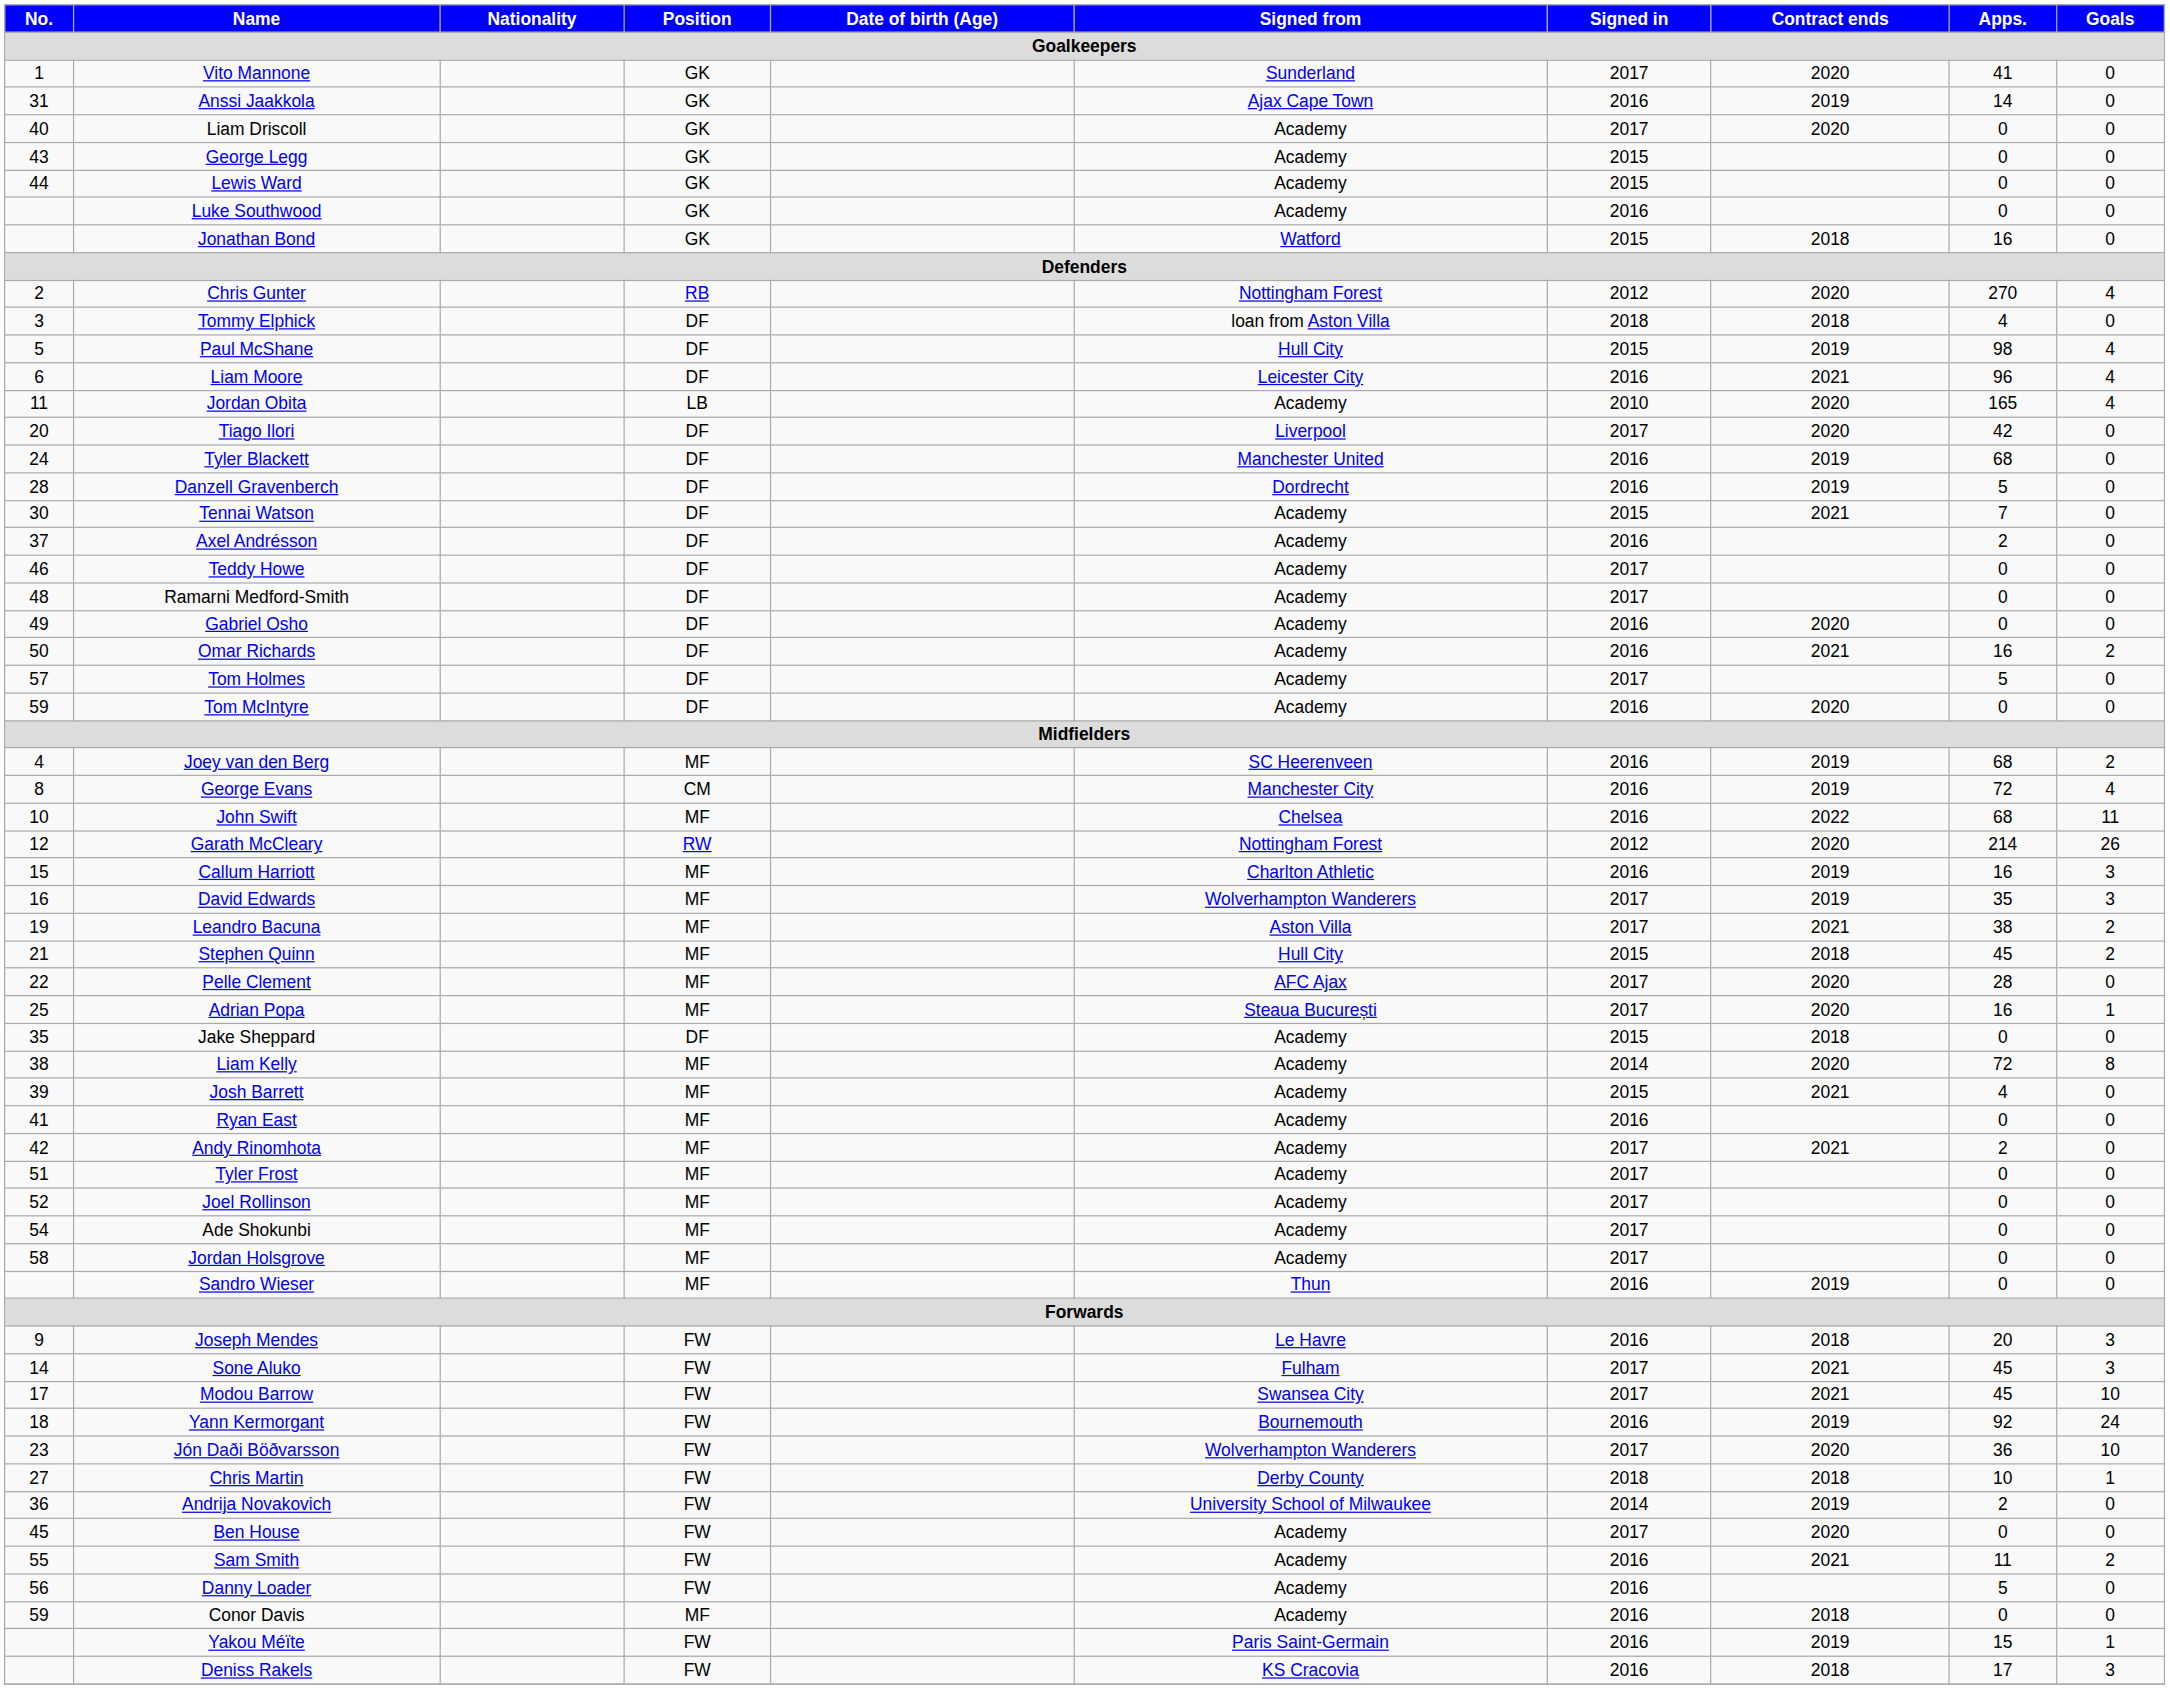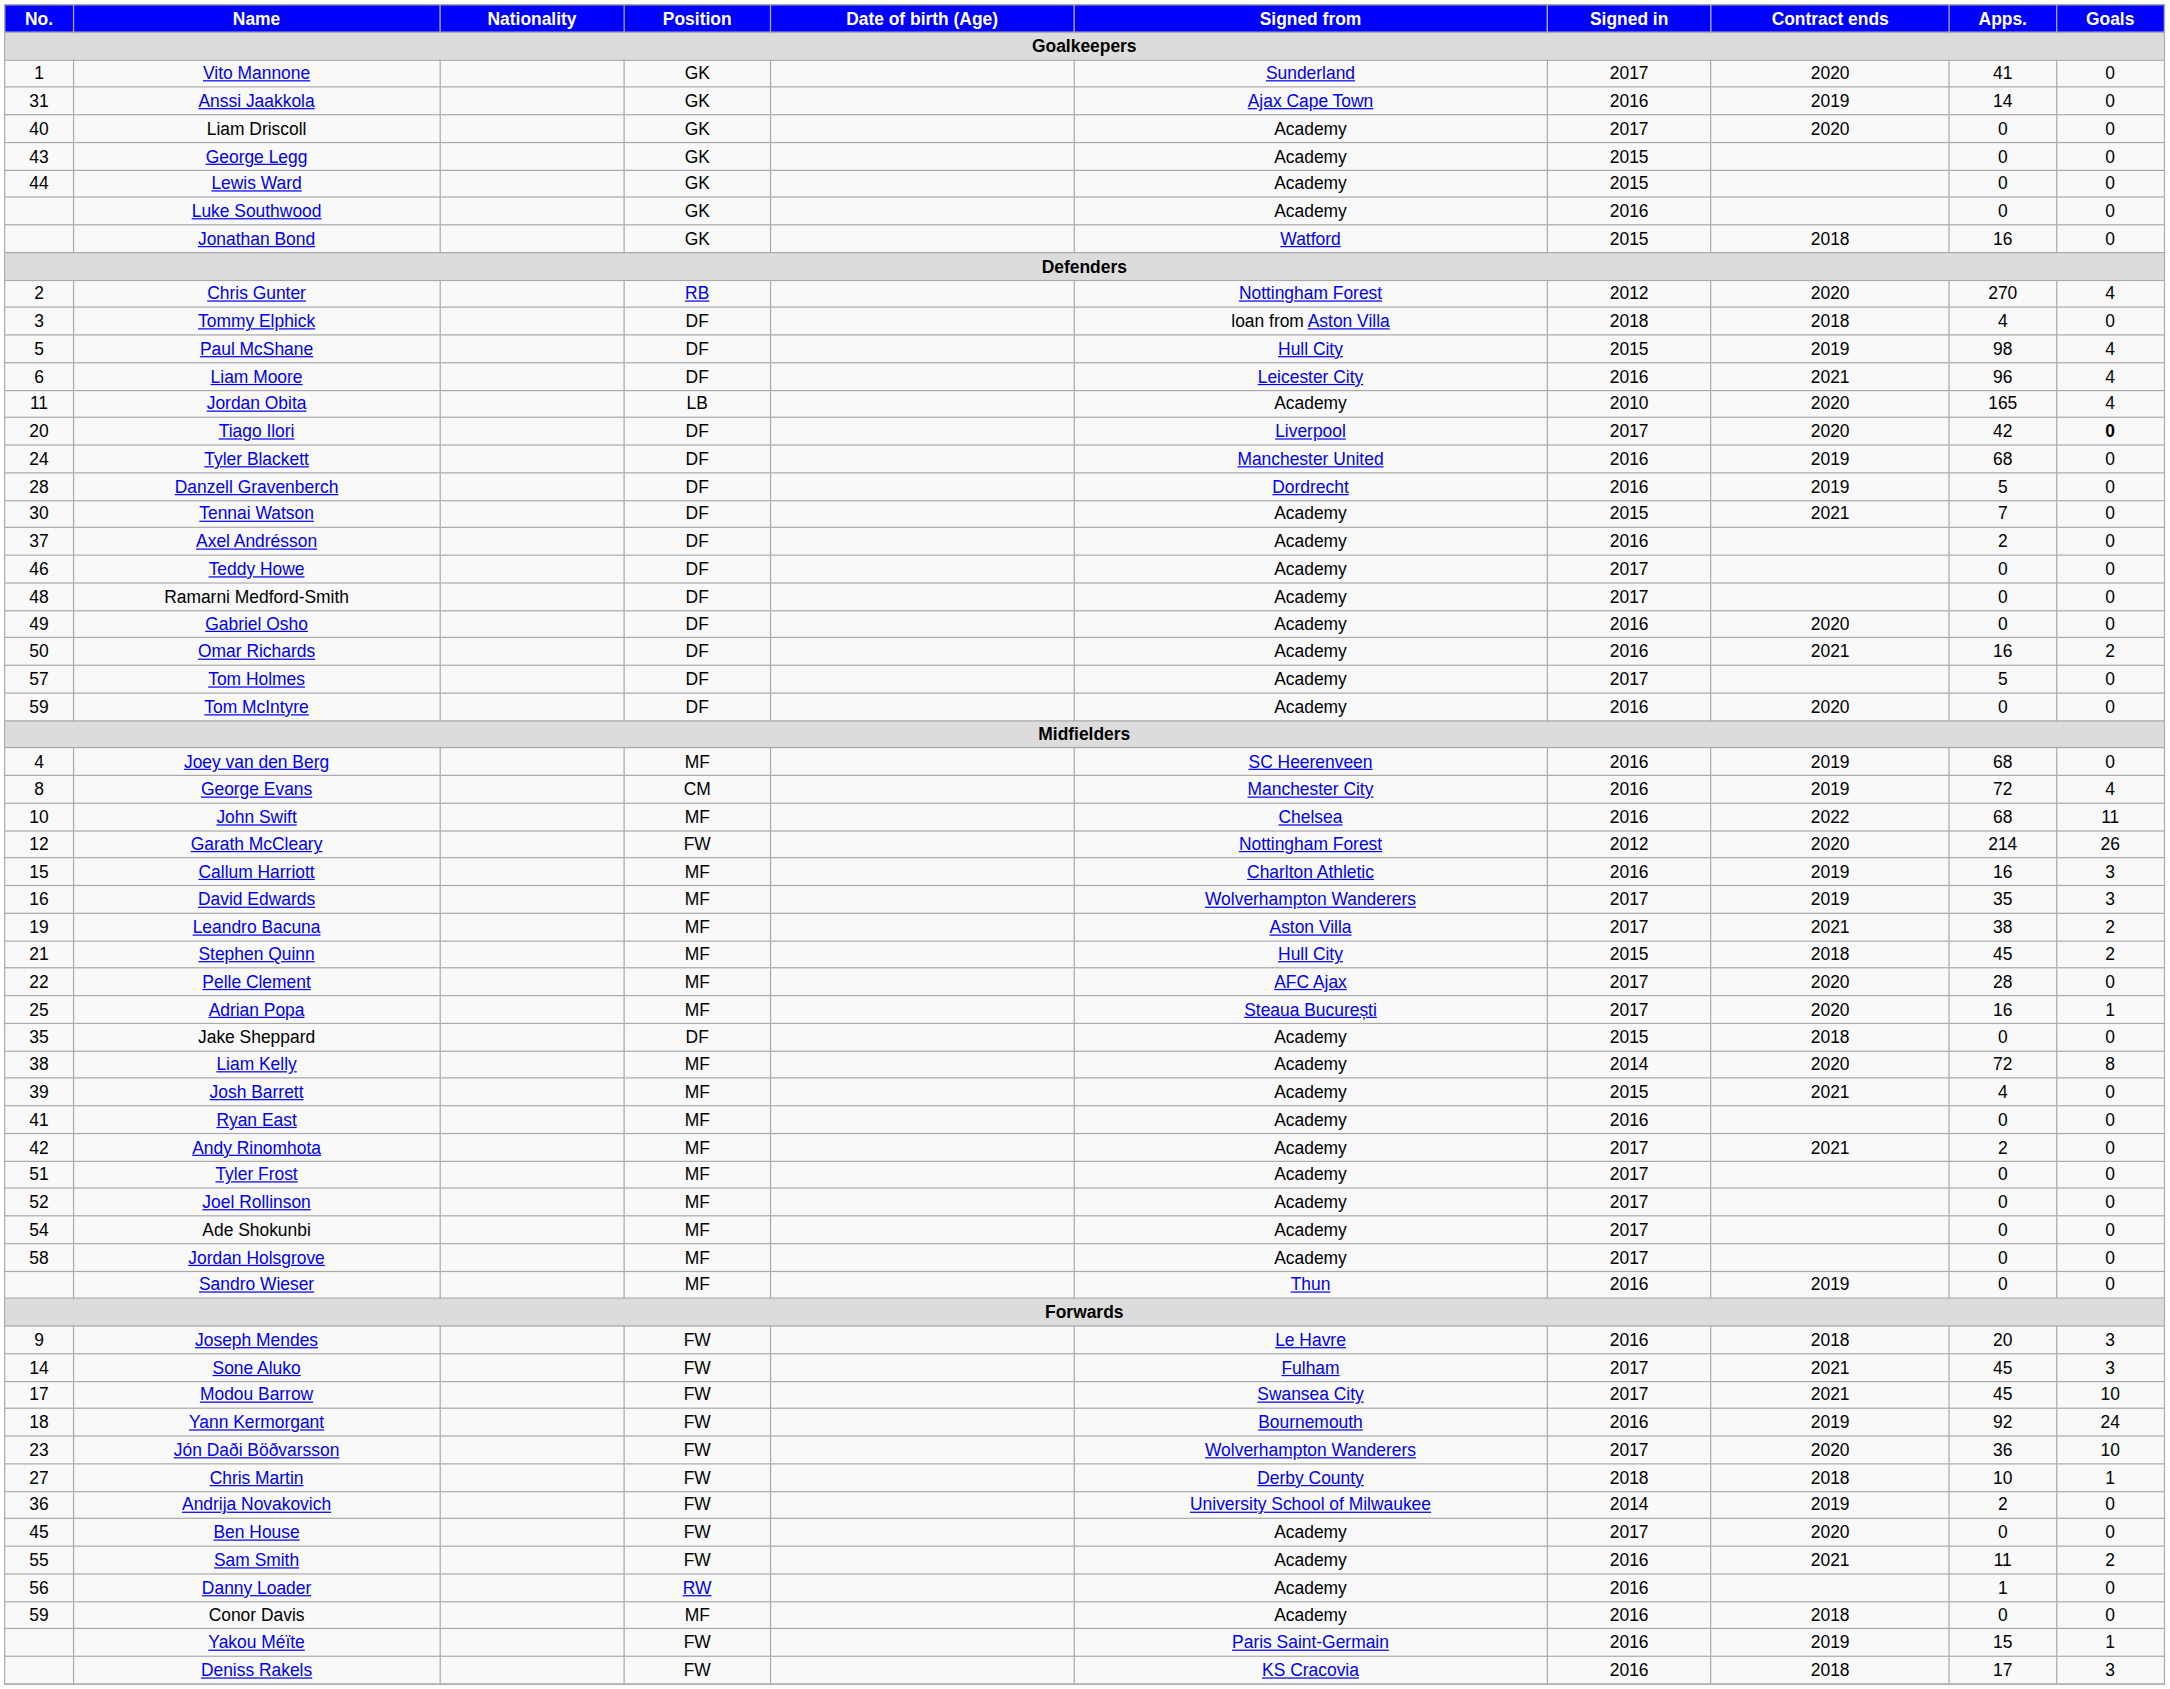(2110, 432) normal -> (2110, 432) bold
(2110, 762) 2 -> (2110, 762) 0
(697, 845) RW -> (697, 845) FW
(697, 1588) FW -> (697, 1588) RW
(2003, 1588) 5 -> (2003, 1588) 1
